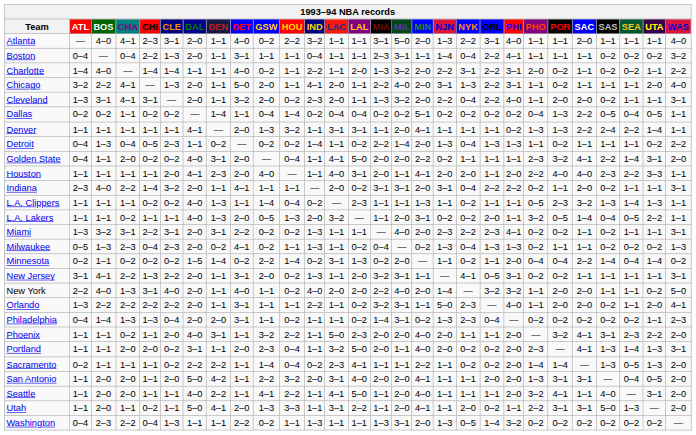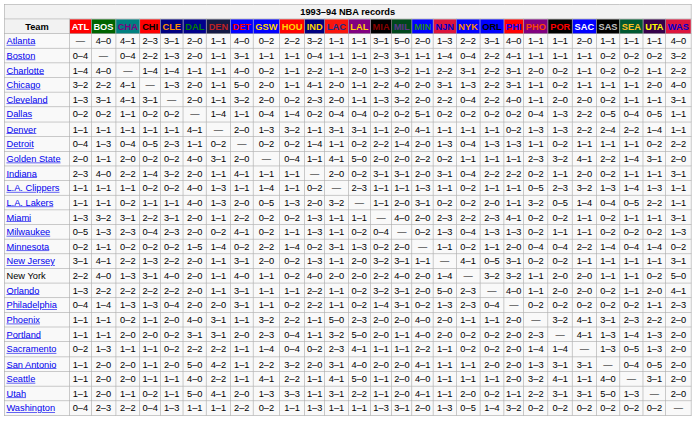(423, 71) 2–0 -> (423, 71) 1–1
(80, 159) 0–4 -> (80, 159) 2–0
- row: (24, 173)
(292, 203) 0–4 -> (292, 188) 1–1
(218, 232) 3–1 -> (218, 217) 1–1
(423, 305) 1–1 -> (423, 291) 2–0
(315, 320) 1–1 -> (315, 305) 2–2
(218, 349) 1–1 -> (218, 335) 3–1
(678, 349) 3–1 -> (678, 335) 2–0
(103, 364) 1–1 -> (103, 349) 1–3
